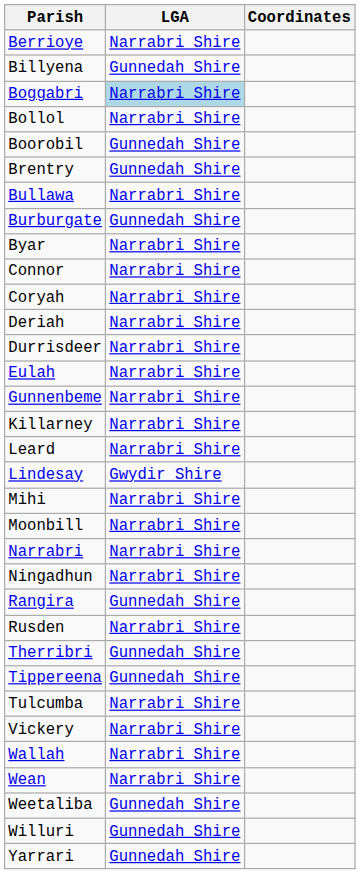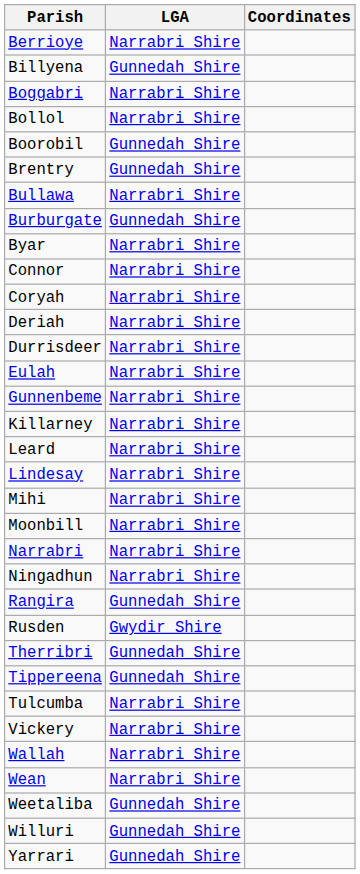(175, 94) lightblue background -> (175, 94) no background
(166, 475) Gwydir Shire -> (175, 475) Narrabri Shire
(175, 628) Narrabri Shire -> (166, 628) Gwydir Shire
